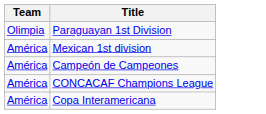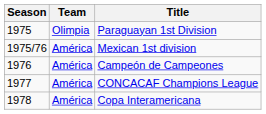+ column: (27, 13)
